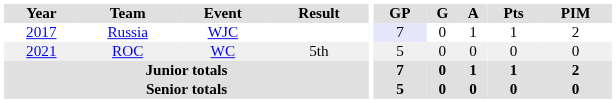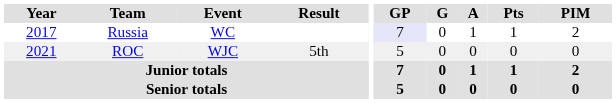(223, 32) WJC -> (223, 32) WC
(223, 51) WC -> (223, 51) WJC
